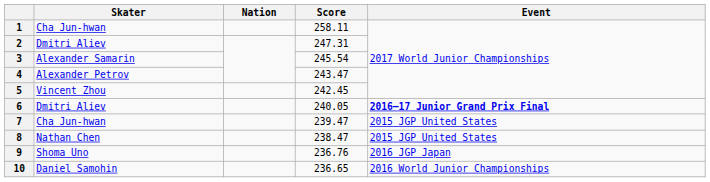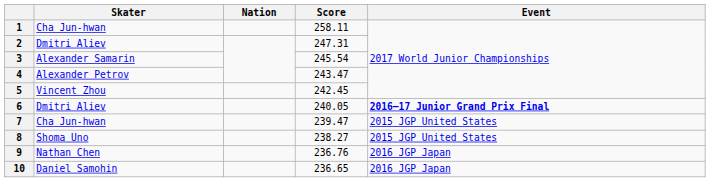(68, 138) Nathan Chen -> (62, 138) Shoma Uno
(331, 138) 238.47 -> (331, 138) 238.27
(62, 153) Shoma Uno -> (68, 153) Nathan Chen
(459, 169) 2016 World Junior Championships -> (410, 169) 2016 JGP Japan
